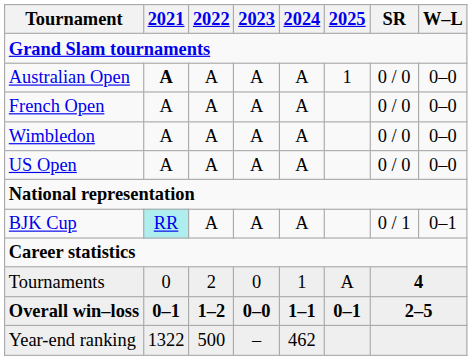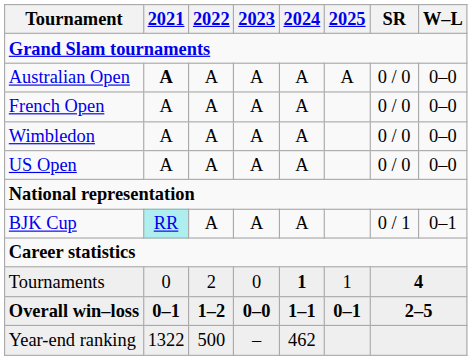(347, 77) 1 -> (347, 77) A
(302, 281) normal -> (302, 281) bold
(347, 281) A -> (347, 281) 1
